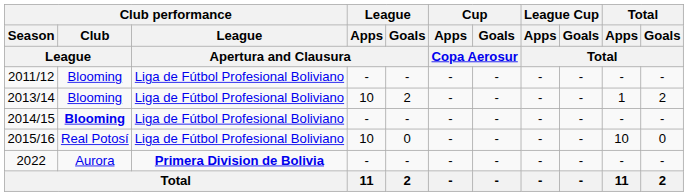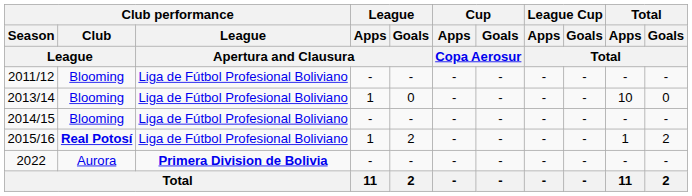(367, 98) 10 -> (370, 98) 1
(407, 98) 2 -> (411, 98) 0
(622, 98) 1 -> (625, 98) 10
(662, 98) 2 -> (666, 98) 0
(95, 118) bold -> (97, 118) normal
(95, 139) normal -> (97, 139) bold
(367, 139) 10 -> (370, 139) 1
(407, 139) 0 -> (411, 139) 2
(622, 139) 10 -> (625, 139) 1
(662, 139) 0 -> (666, 139) 2
